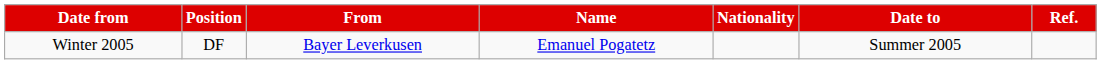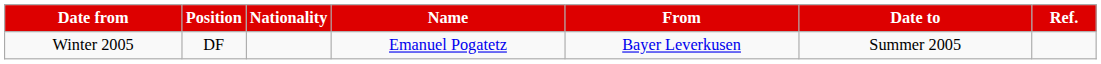columns swapped: (756, 18) <-> (363, 18)
